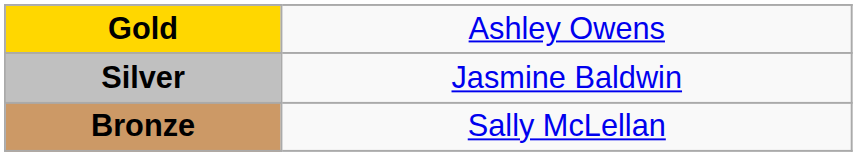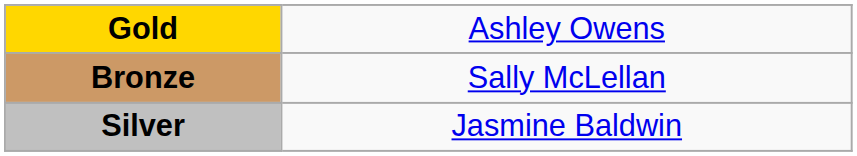rows swapped: (143, 77) <-> (143, 126)
